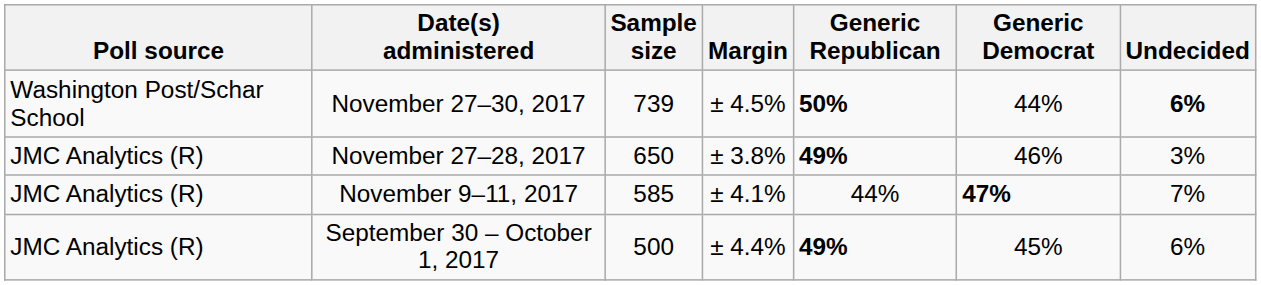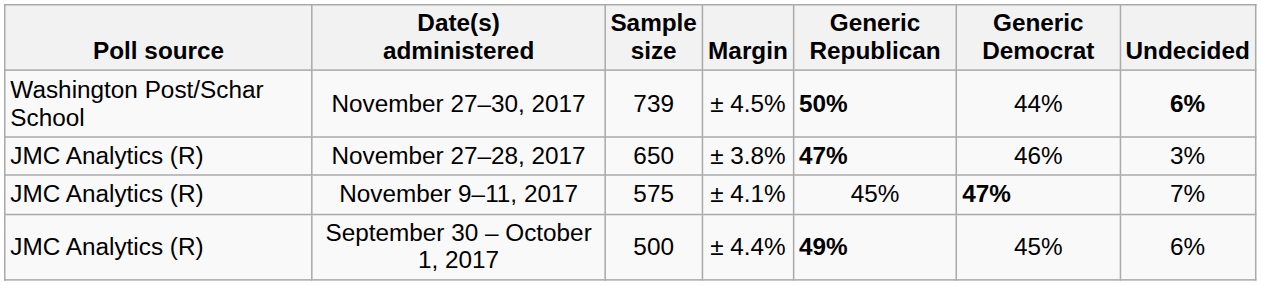(823, 155) 49% -> (823, 155) 47%
(654, 194) 585 -> (654, 194) 575
(875, 194) 44% -> (875, 194) 45%
